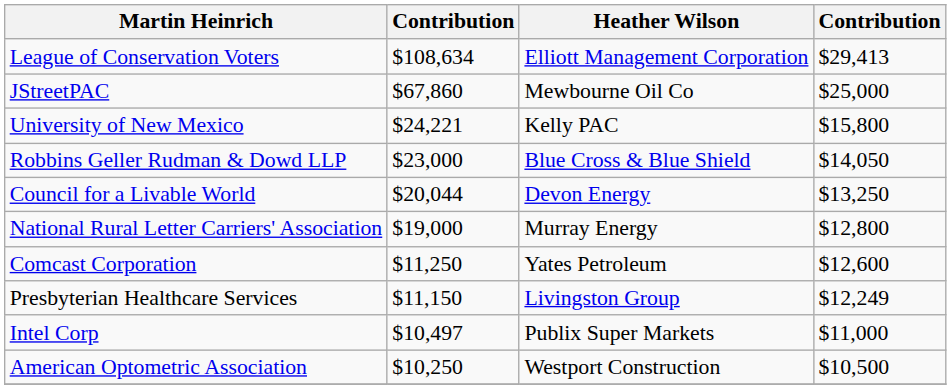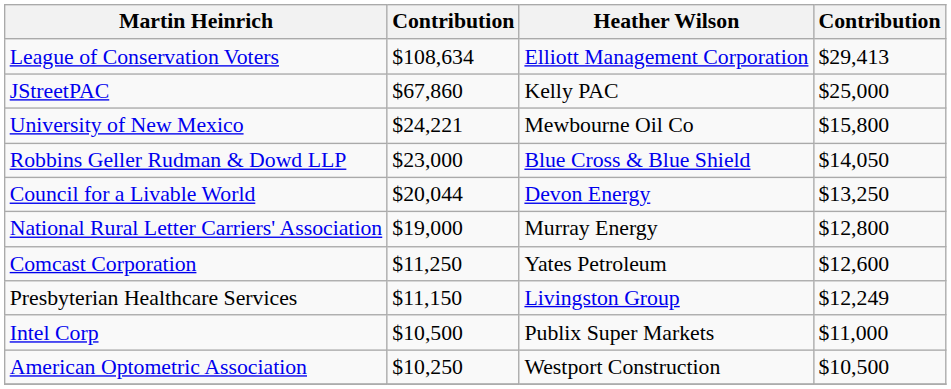(609, 90) Mewbourne Oil Co -> (571, 90) Kelly PAC
(571, 125) Kelly PAC -> (609, 125) Mewbourne Oil Co
(428, 332) $10,497 -> (428, 332) $10,500
